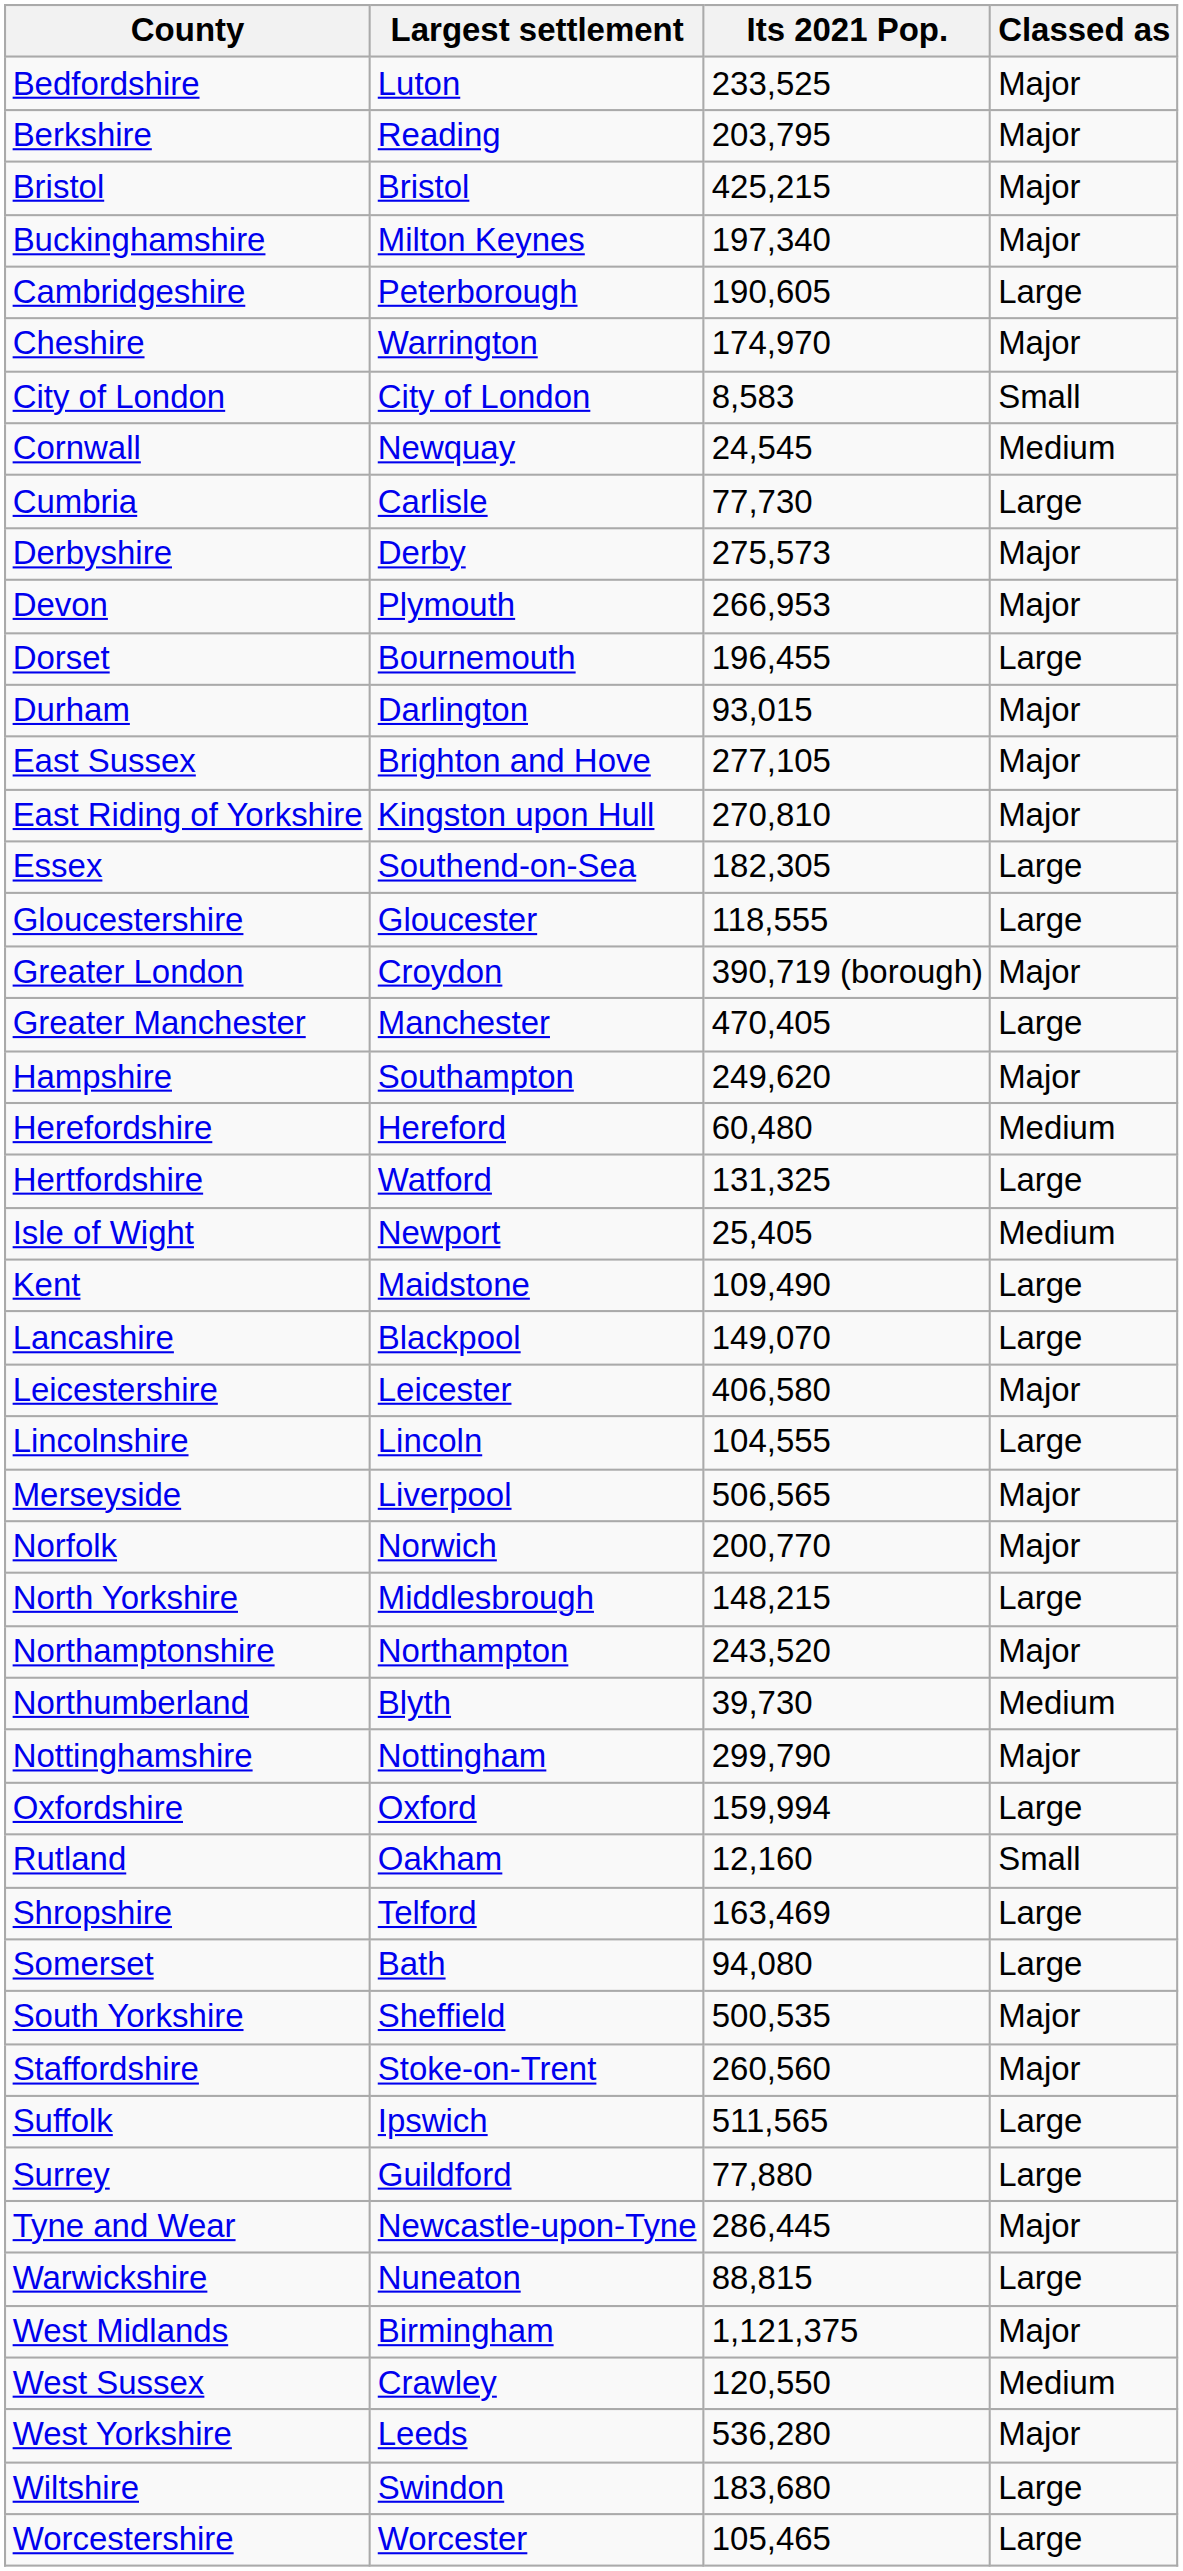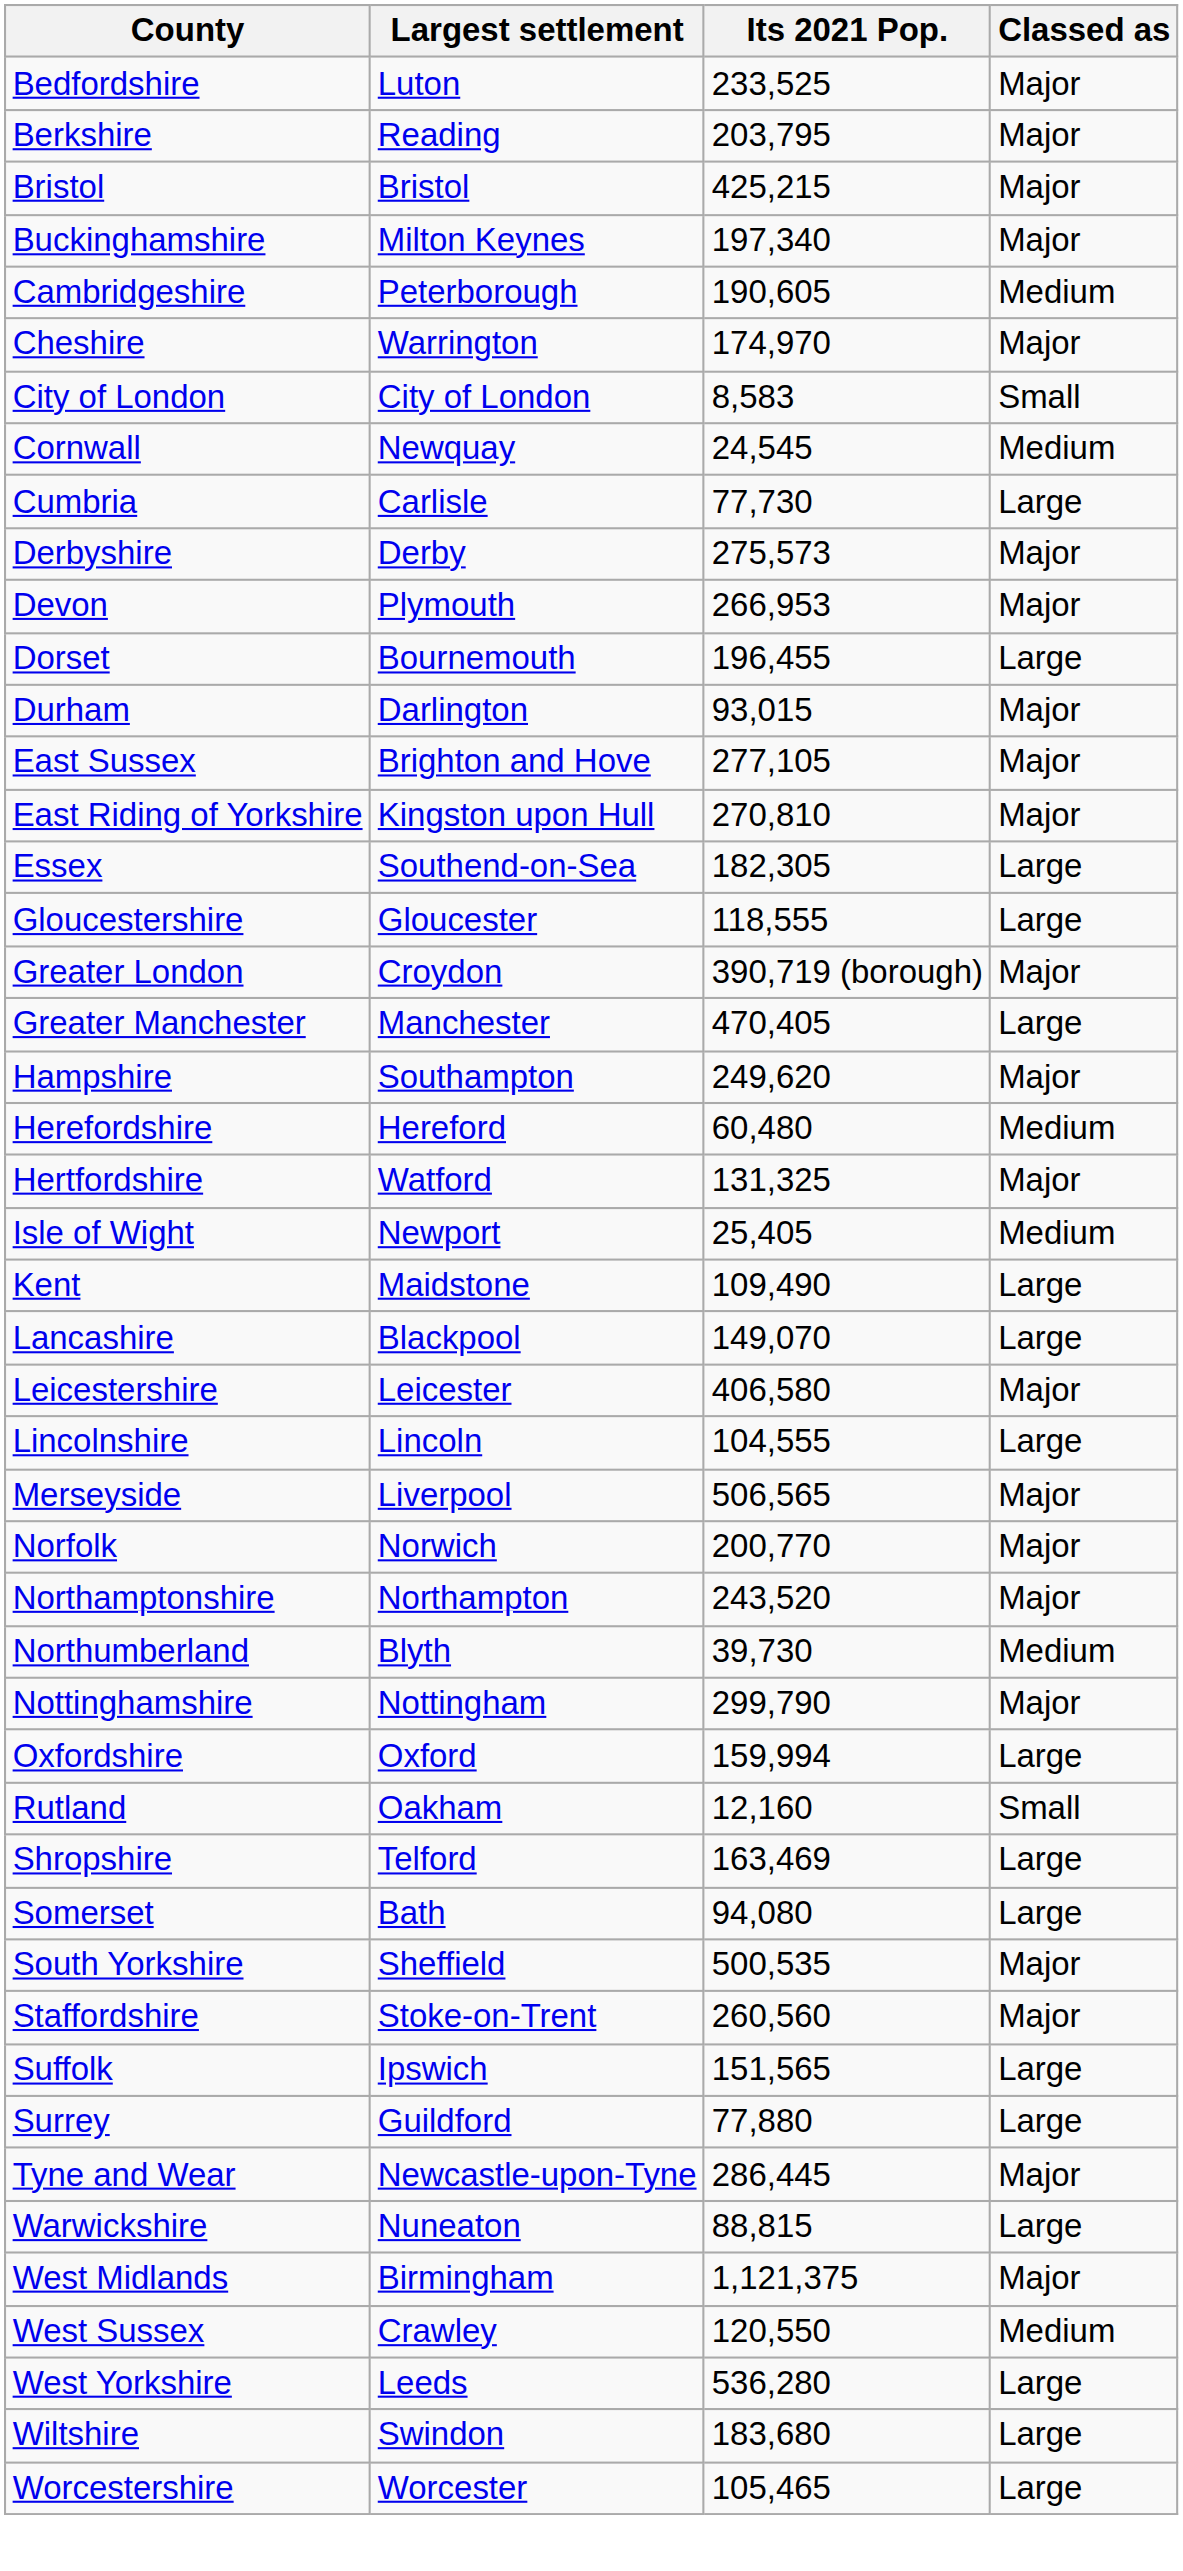(1040, 291) Large -> (1057, 291) Medium
(1040, 1180) Large -> (1039, 1180) Major
- row: (125, 1598)
(770, 2121) 511,565 -> (771, 2069) 151,565
(1039, 2435) Major -> (1040, 2382) Large
